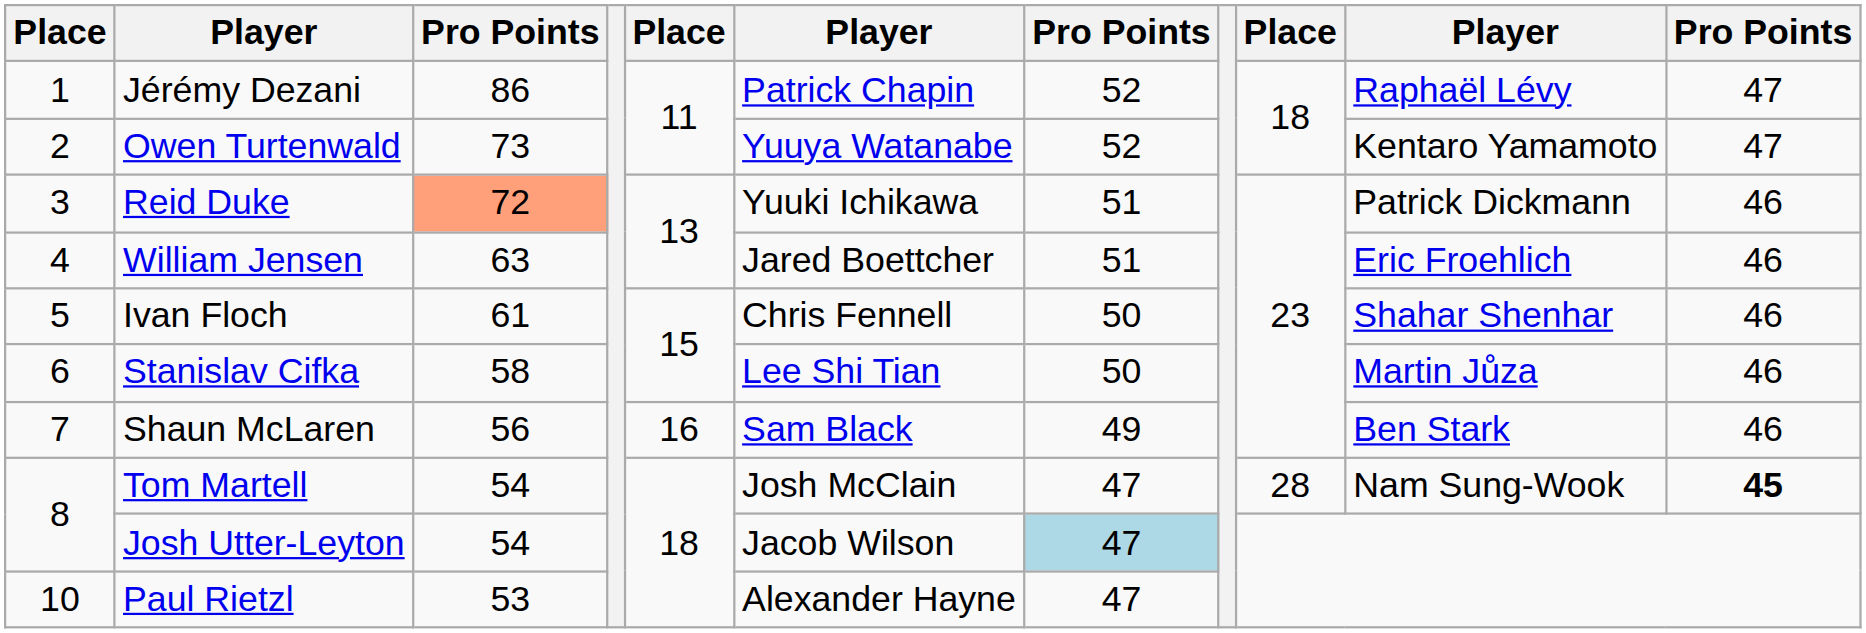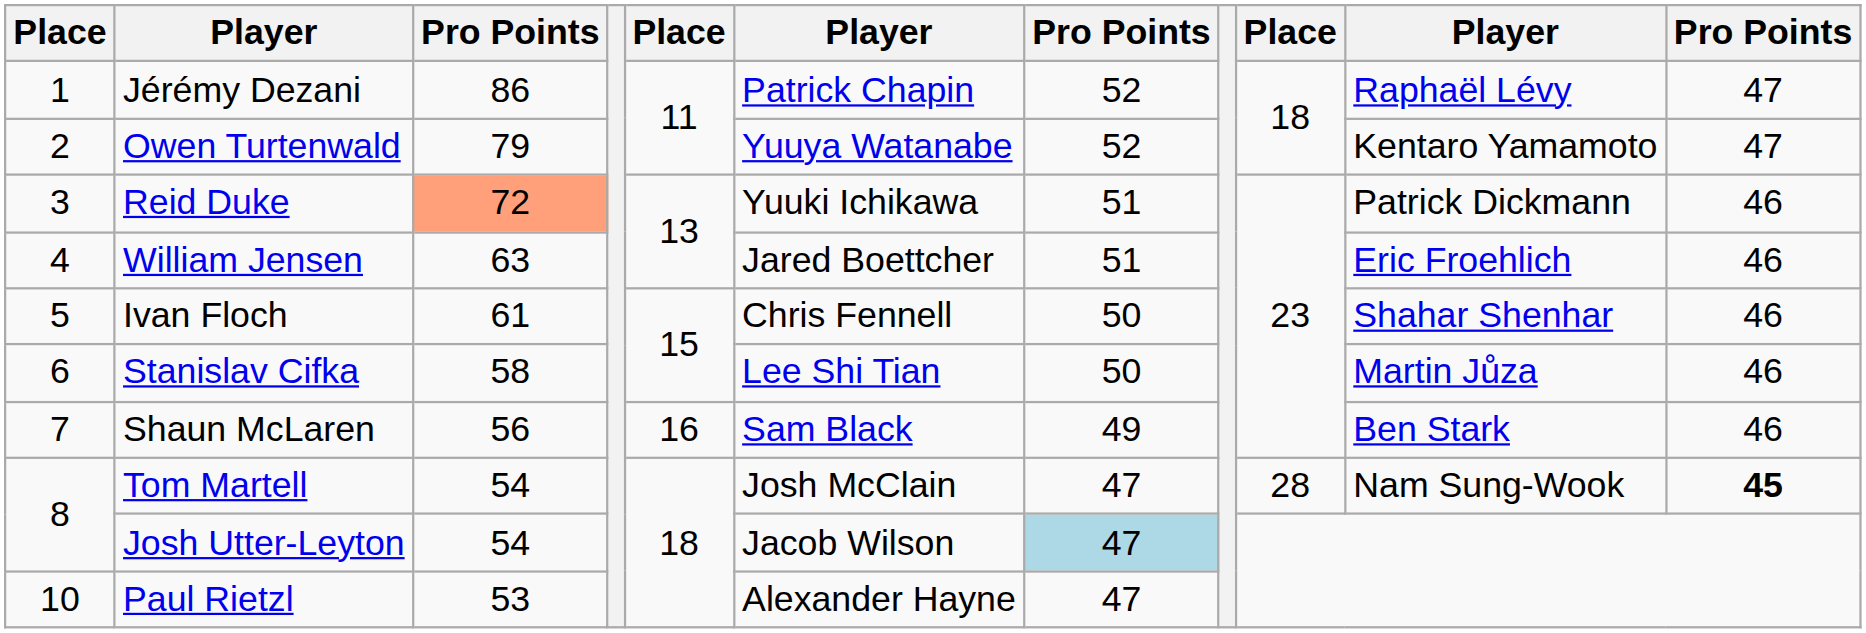(510, 145) 73 -> (510, 145) 79
